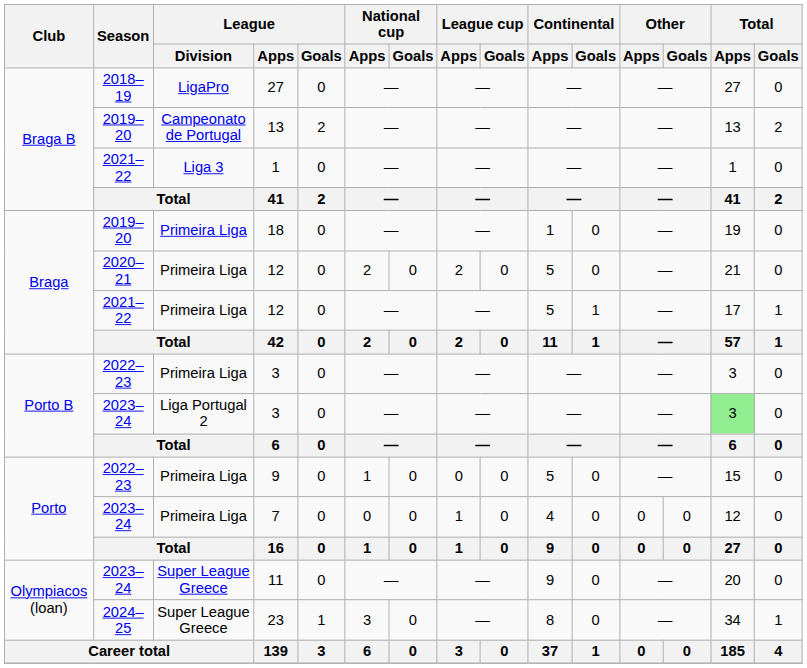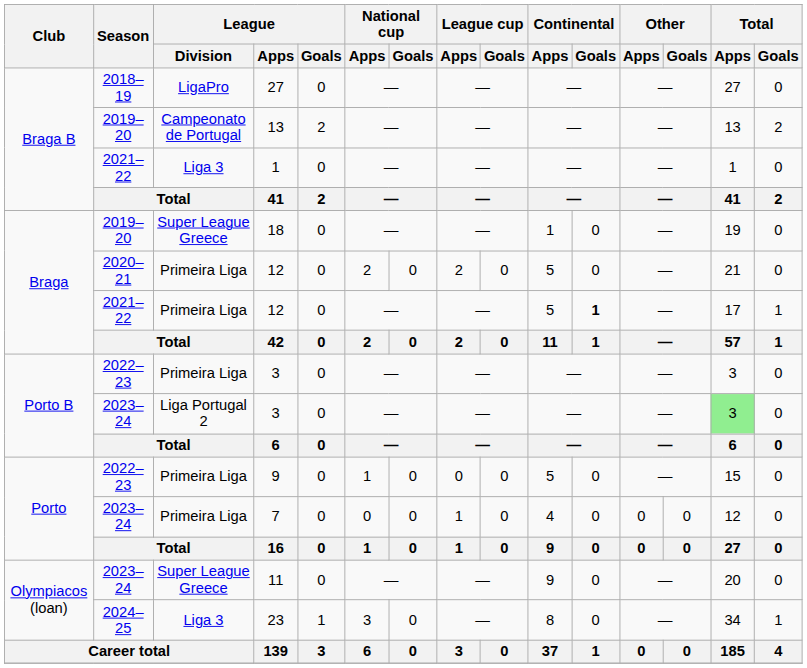(203, 230) Primeira Liga -> (203, 230) Super League Greece
(596, 310) normal -> (596, 310) bold
(203, 620) Super League Greece -> (203, 620) Liga 3
